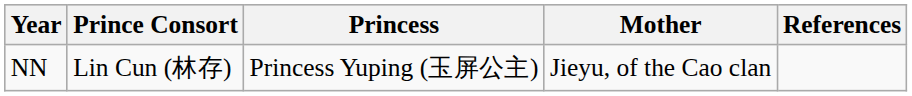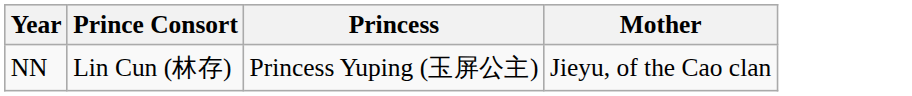- column: (842, 24)
